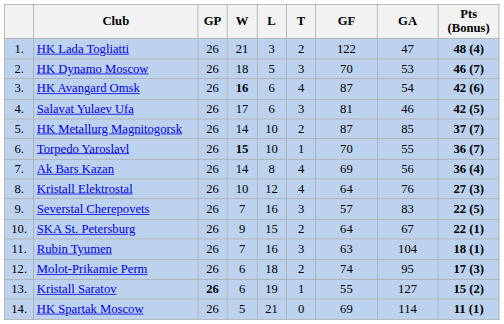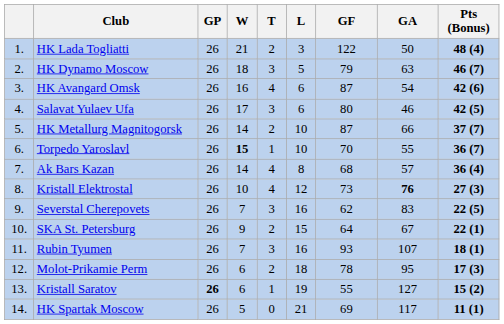columns swapped: (301, 21) <-> (272, 21)
(408, 48) 47 -> (408, 48) 50
(346, 68) 70 -> (346, 68) 79
(408, 68) 53 -> (408, 68) 63
(242, 88) bold -> (242, 88) normal
(346, 108) 81 -> (346, 108) 80
(408, 128) 85 -> (408, 128) 66
(346, 169) 69 -> (346, 169) 68
(408, 169) 56 -> (408, 169) 57
(346, 189) 64 -> (346, 189) 73
(408, 189) normal -> (408, 189) bold
(346, 209) 57 -> (346, 209) 62
(346, 249) 63 -> (346, 249) 93
(408, 249) 104 -> (408, 249) 107
(346, 269) 74 -> (346, 269) 78
(408, 309) 114 -> (408, 309) 117
